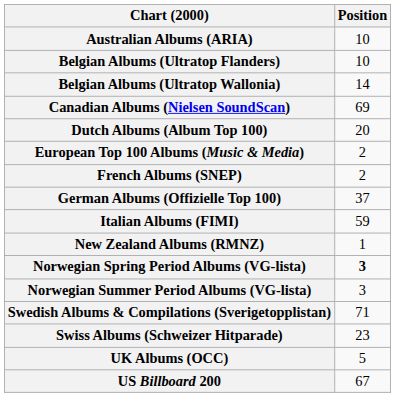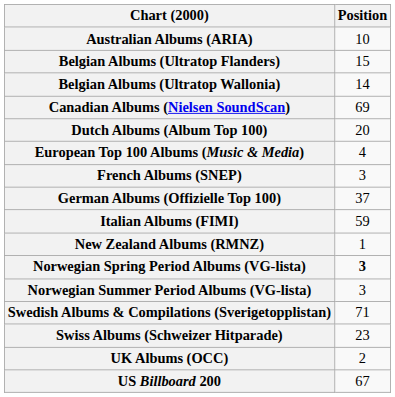(362, 61) 10 -> (362, 61) 15
(362, 152) 2 -> (362, 152) 4
(362, 175) 2 -> (362, 175) 3
(362, 358) 5 -> (362, 358) 2
